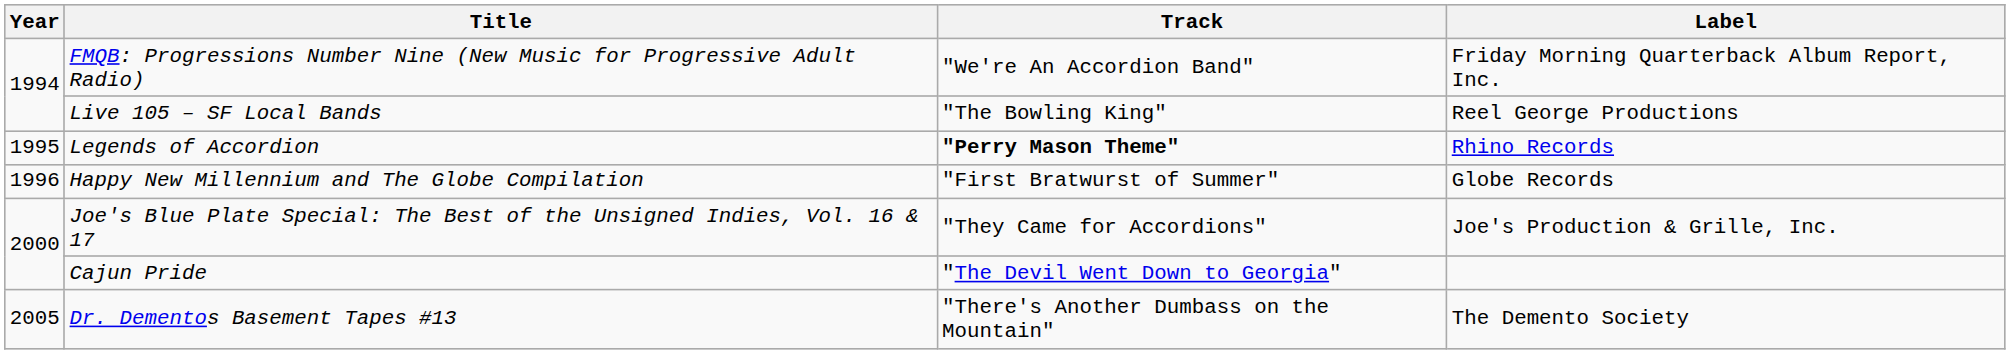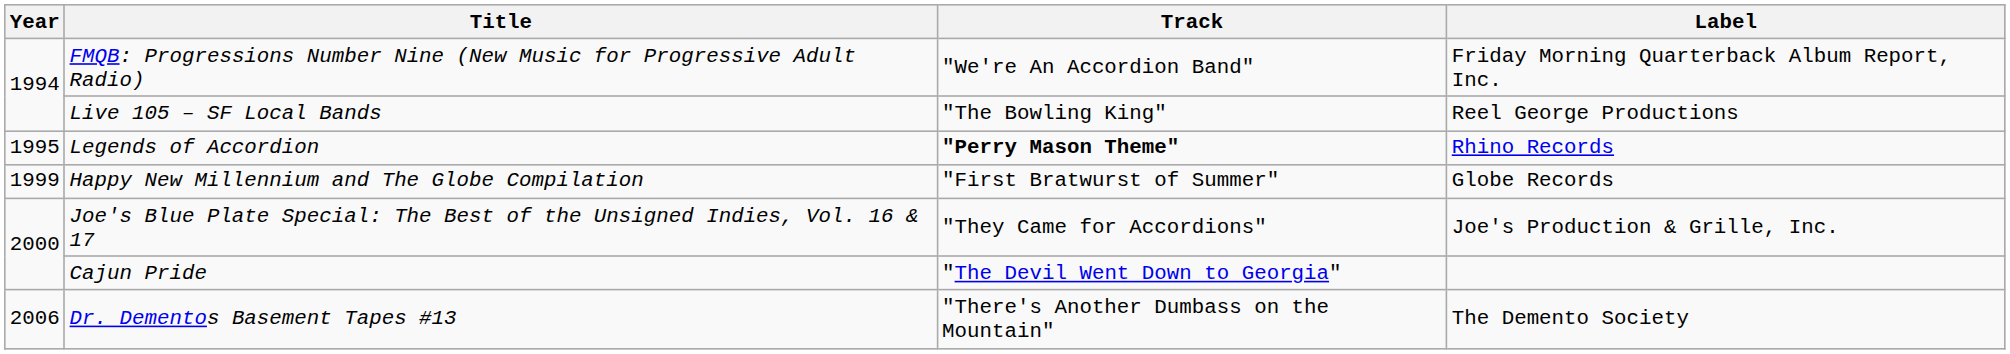(35, 181) 1996 -> (35, 181) 1999
(35, 319) 2005 -> (35, 319) 2006
